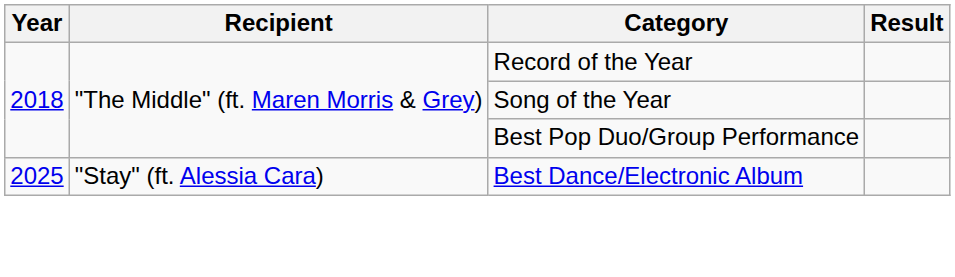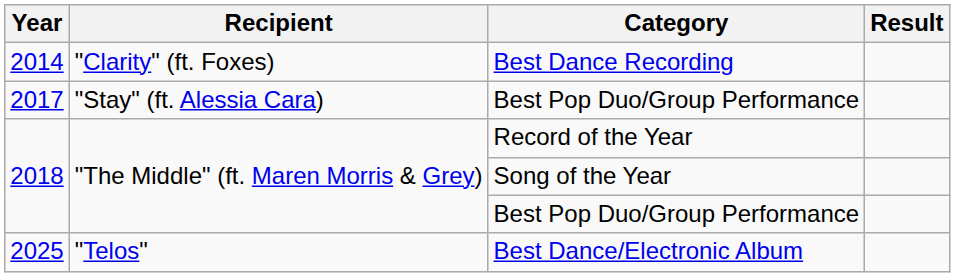+ row: (37, 61)
+ row: (37, 99)
(199, 175) "Stay" (ft. Alessia Cara) -> (111, 251) "Telos"
